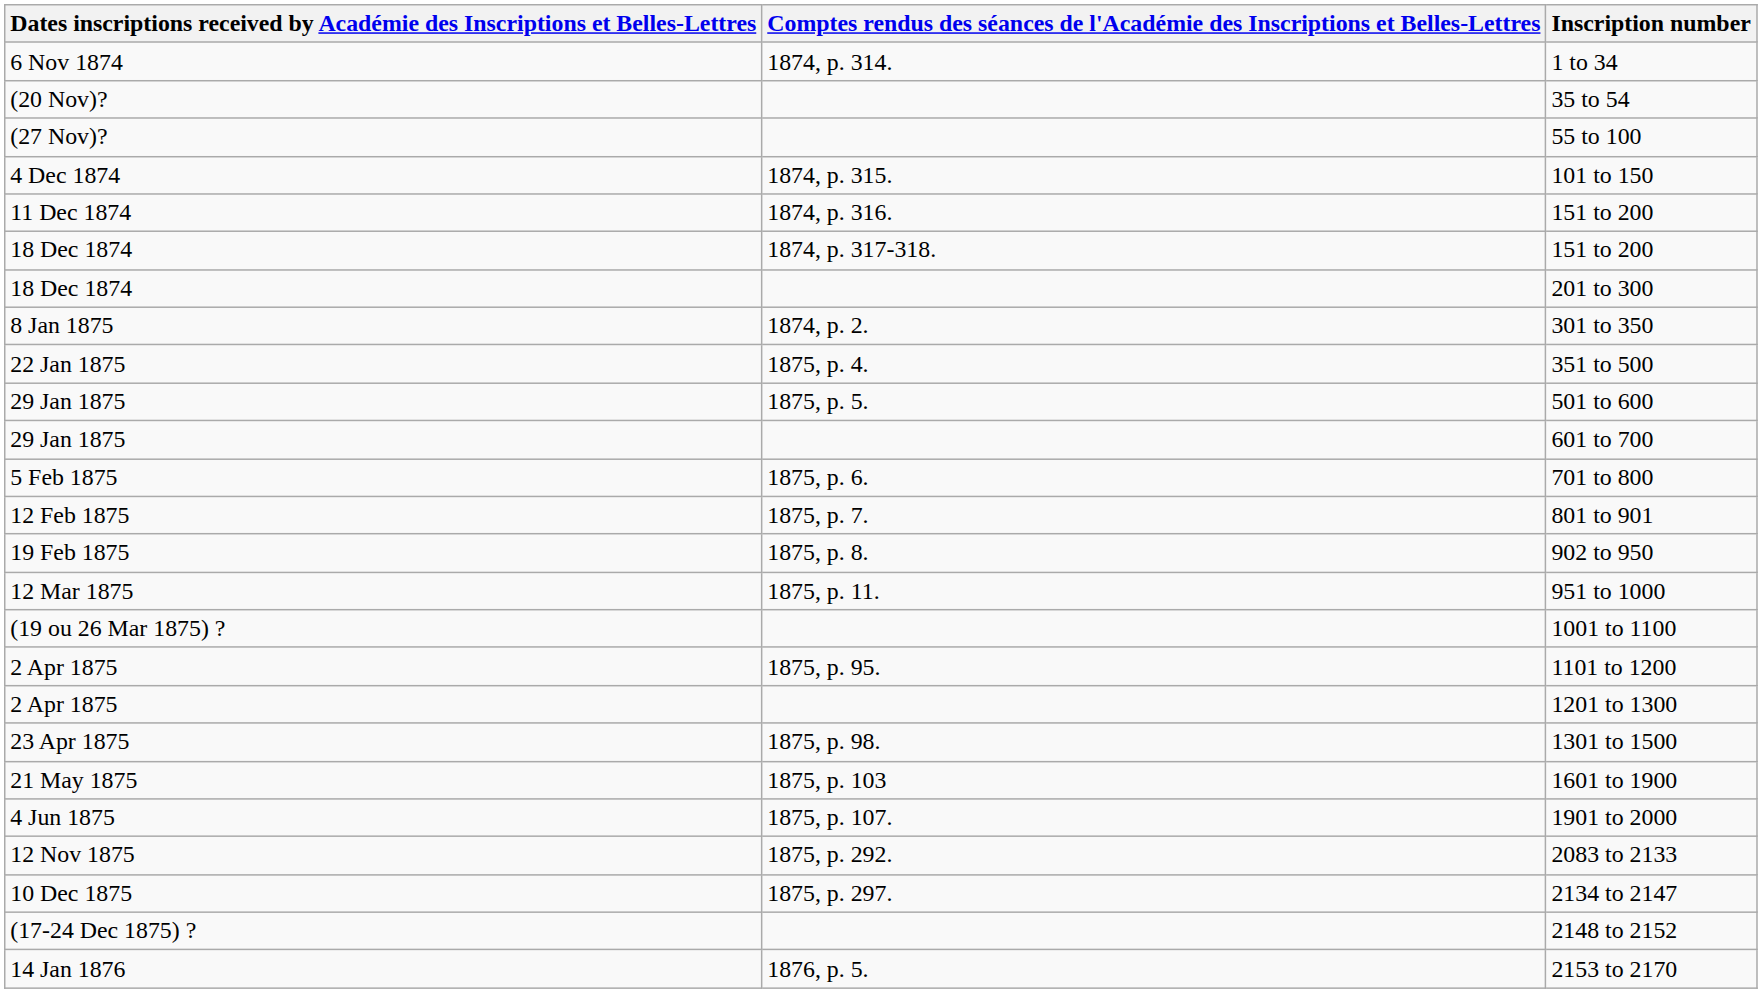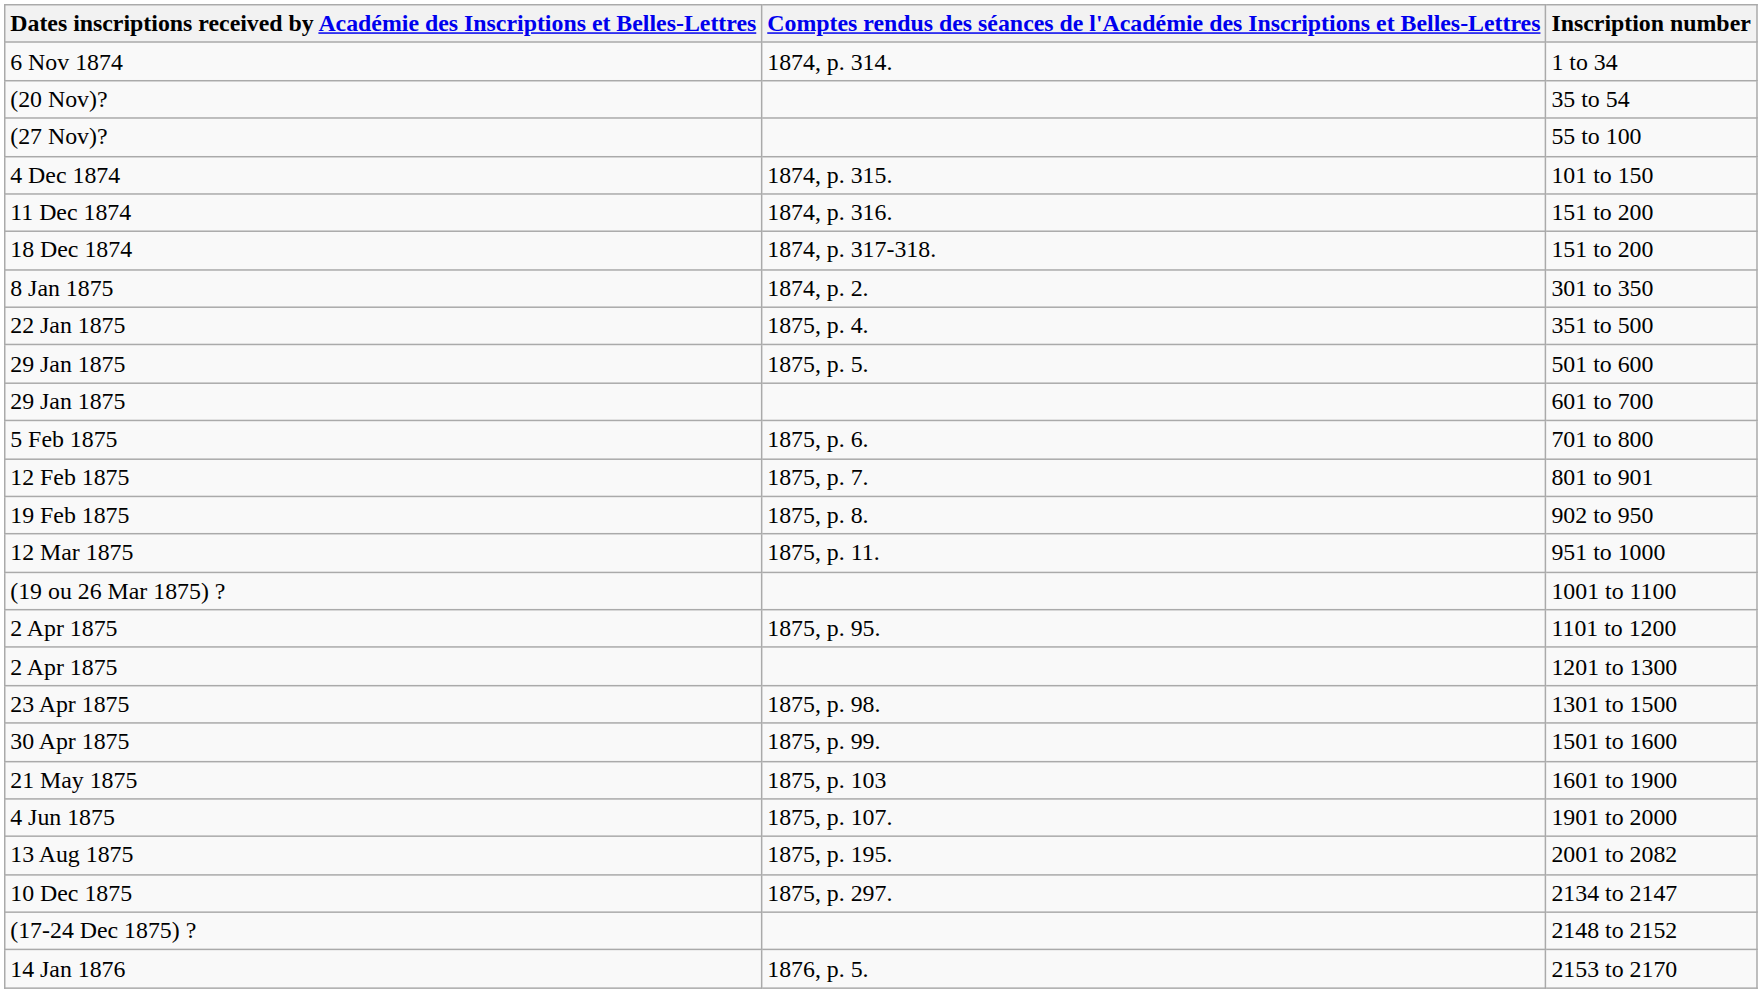- row: (71, 288)
+ row: (70, 741)
+ row: (72, 855)
- row: (72, 855)
